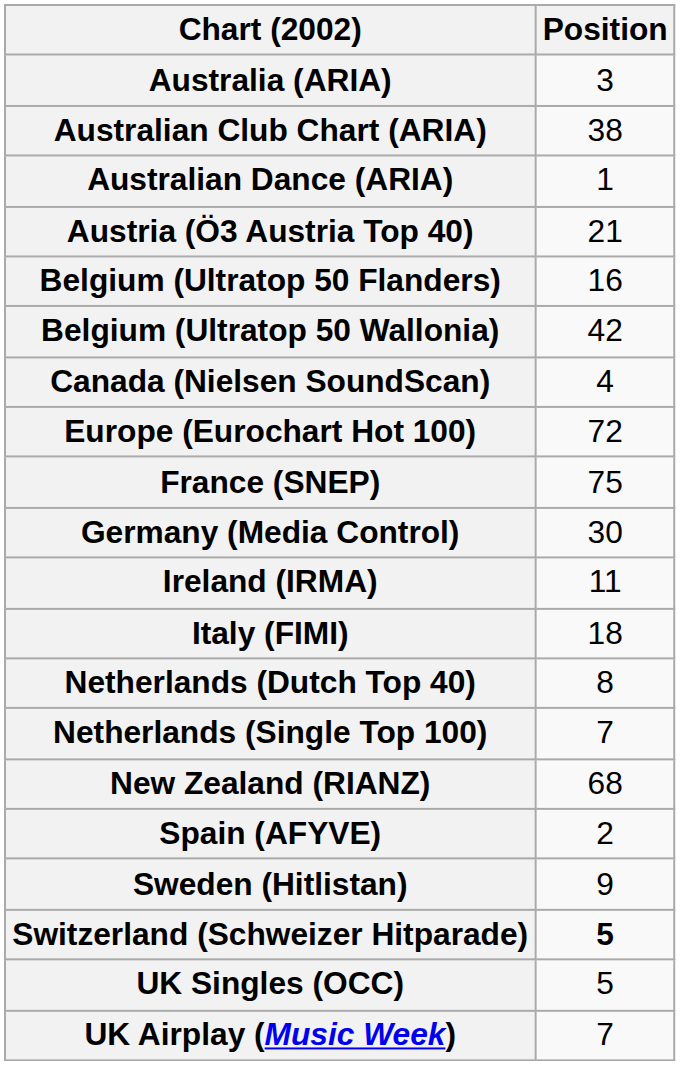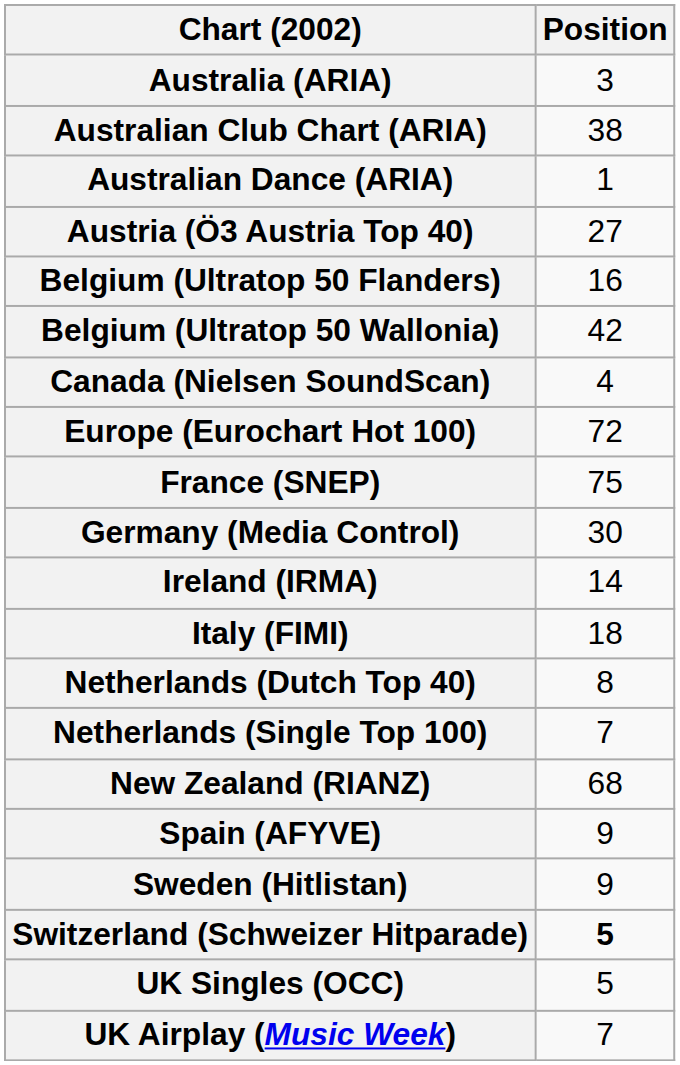(605, 230) 21 -> (605, 230) 27
(605, 582) 11 -> (605, 582) 14
(605, 833) 2 -> (605, 833) 9
